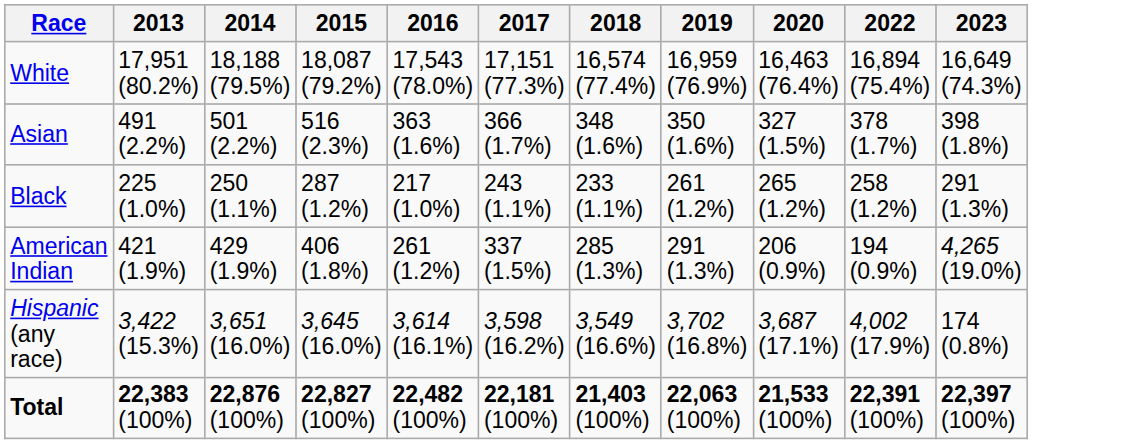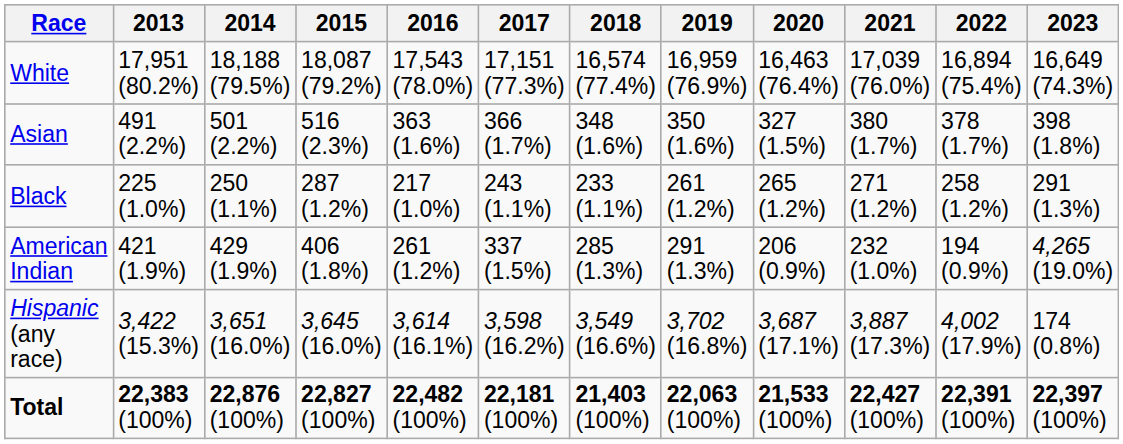+ column: (890, 23)
